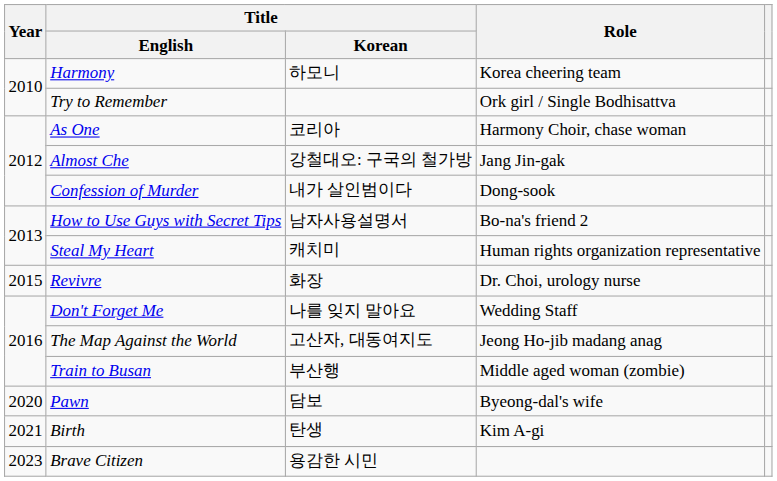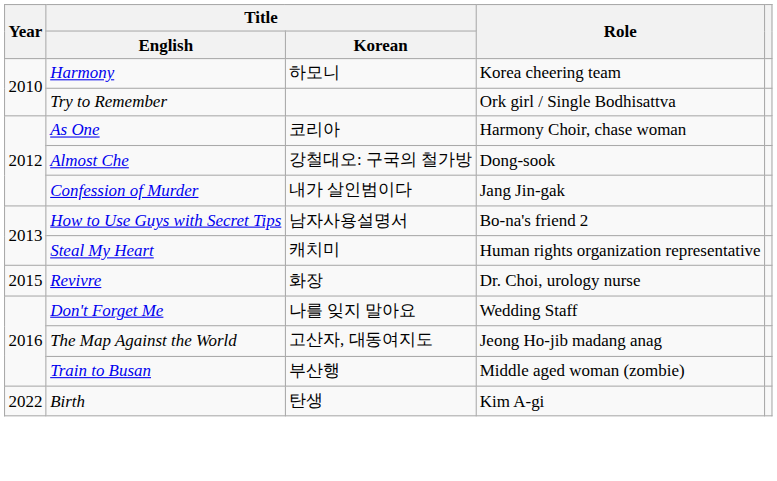(522, 160) Jang Jin-gak -> (517, 160) Dong-sook
(517, 190) Dong-sook -> (522, 190) Jang Jin-gak
- row: (69, 401)
(25, 431) 2021 -> (25, 401) 2022
- row: (97, 461)
